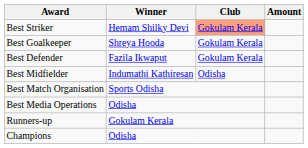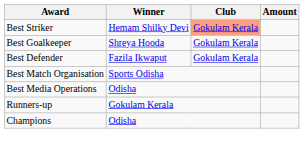- row: (37, 74)
